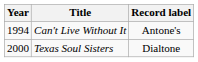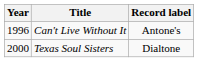(18, 30) 1994 -> (18, 30) 1996
